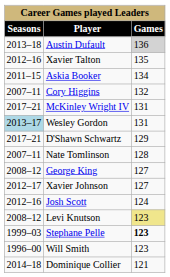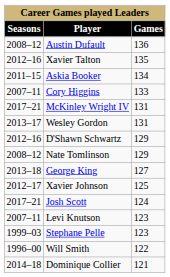(24, 44) 2013–18 -> (24, 44) 2008–12
(141, 44) lightgrey background -> (141, 44) no background
(141, 91) 132 -> (141, 91) 133
(24, 123) lightblue background -> (24, 123) no background
(24, 139) 2017–21 -> (24, 139) 2012–16
(24, 154) 2007–11 -> (24, 154) 2008–12
(141, 154) 128 -> (141, 154) 129
(24, 170) 2008–12 -> (24, 170) 2013–18
(141, 186) 127 -> (141, 186) 125
(24, 202) 2012–16 -> (24, 202) 2017–21
(24, 217) 2008–12 -> (24, 217) 2007–11
(141, 217) khaki background -> (141, 217) no background
(141, 233) bold -> (141, 233) normal
(141, 249) 123 -> (141, 249) 122
